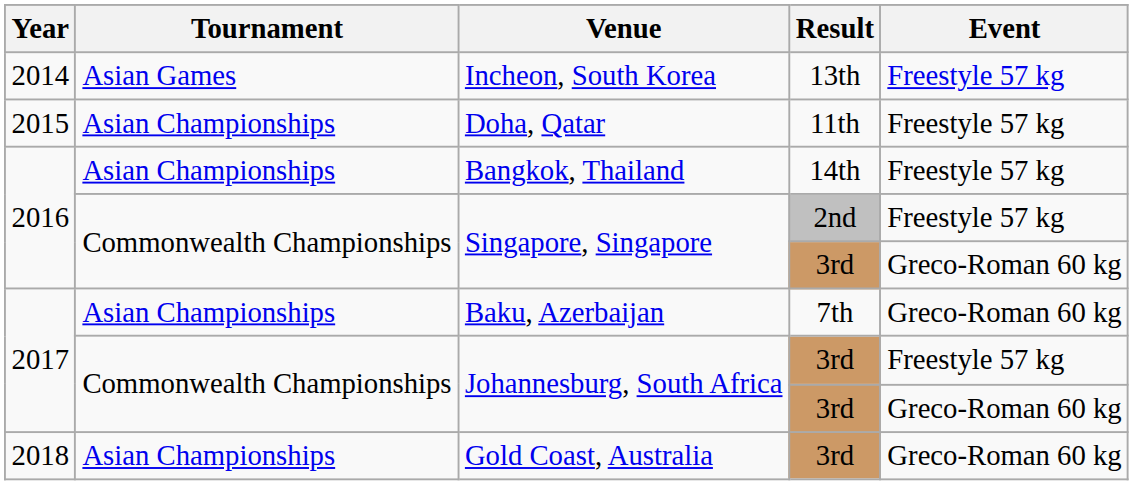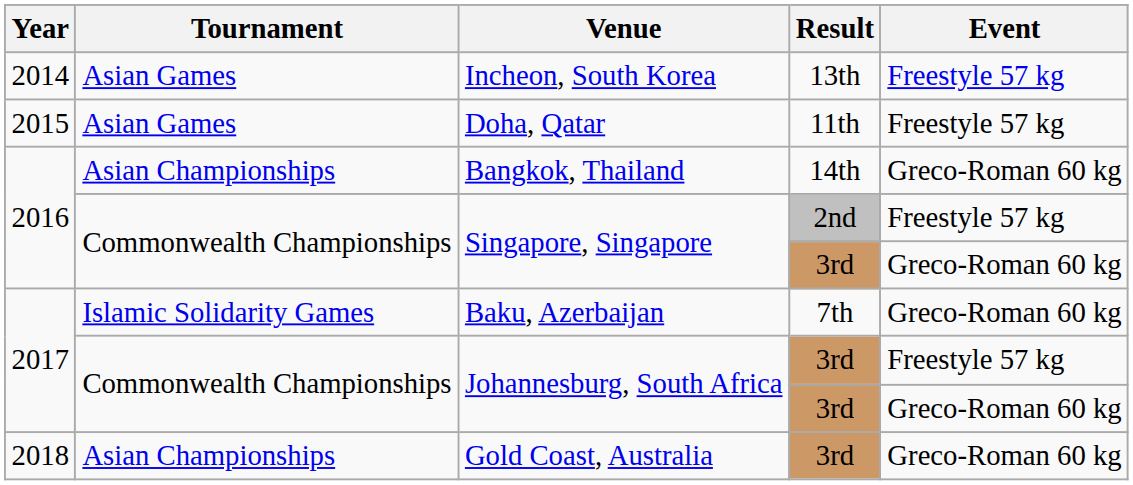(209, 123) Asian Championships -> (159, 123) Asian Games
(976, 170) Freestyle 57 kg -> (1005, 170) Greco-Roman 60 kg
(209, 312) Asian Championships -> (228, 312) Islamic Solidarity Games
